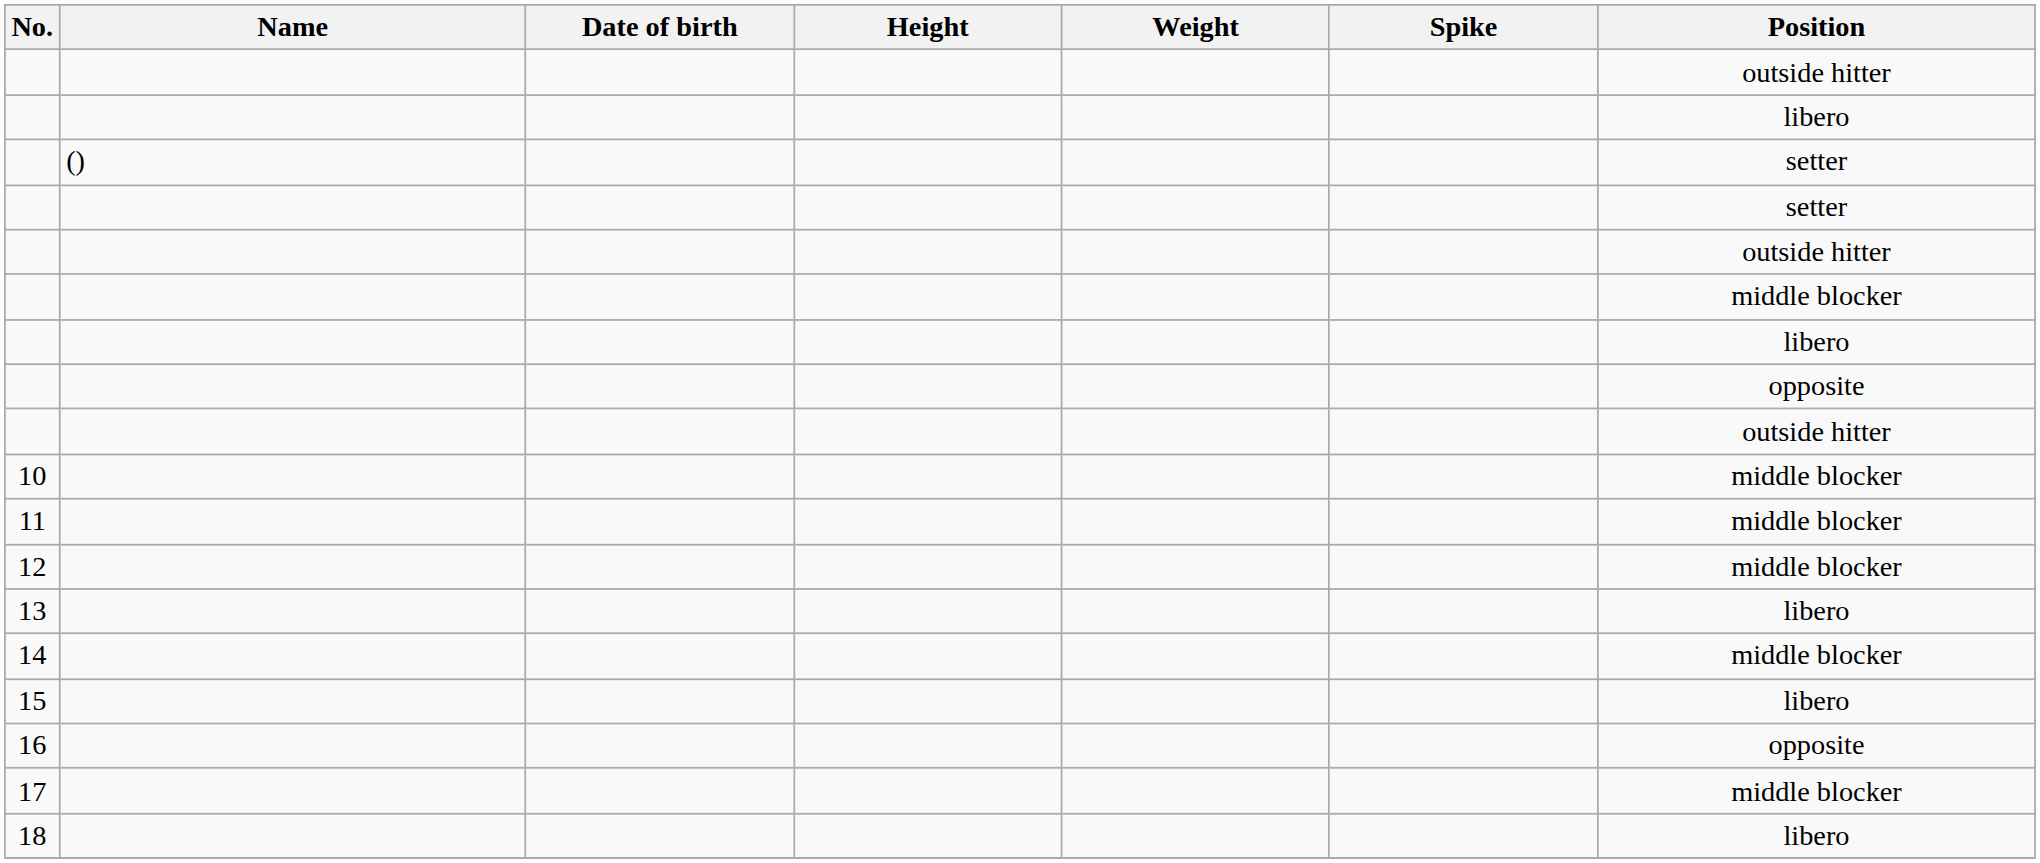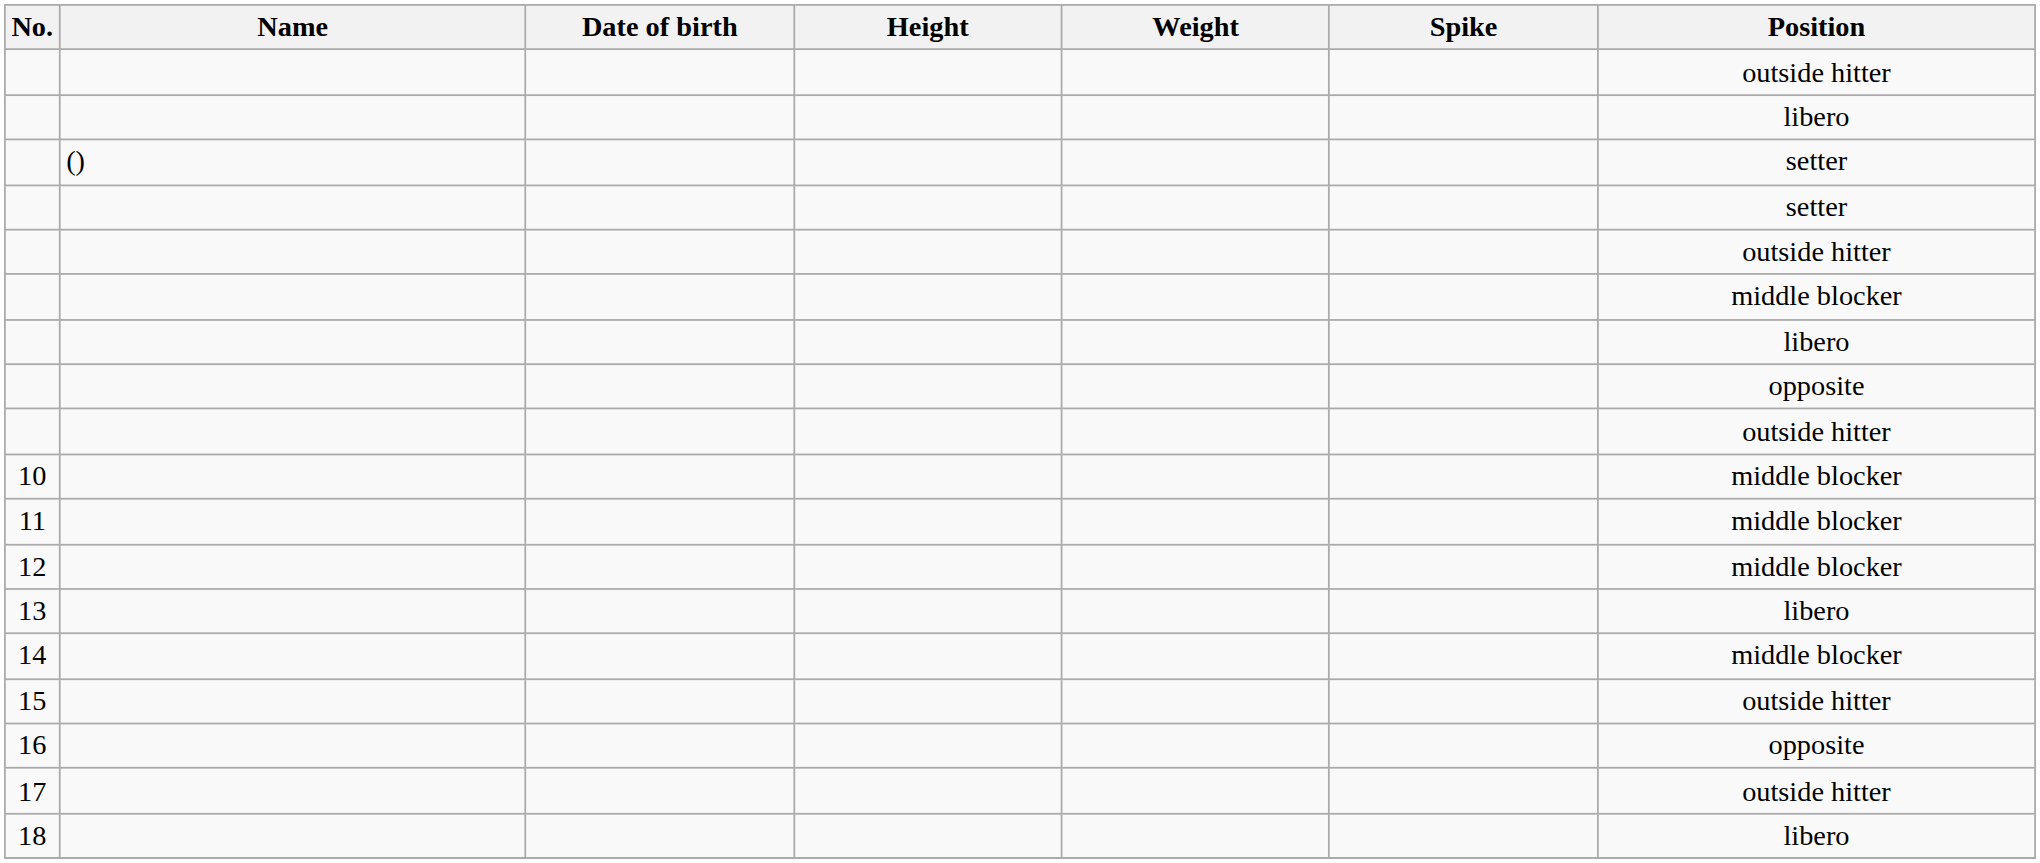(1816, 700) libero -> (1816, 700) outside hitter
(1816, 790) middle blocker -> (1816, 790) outside hitter
